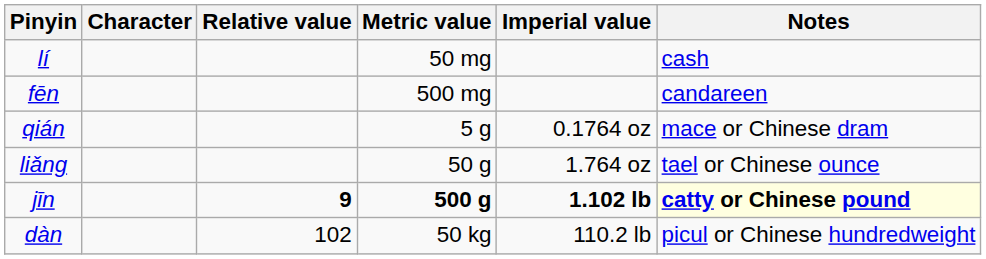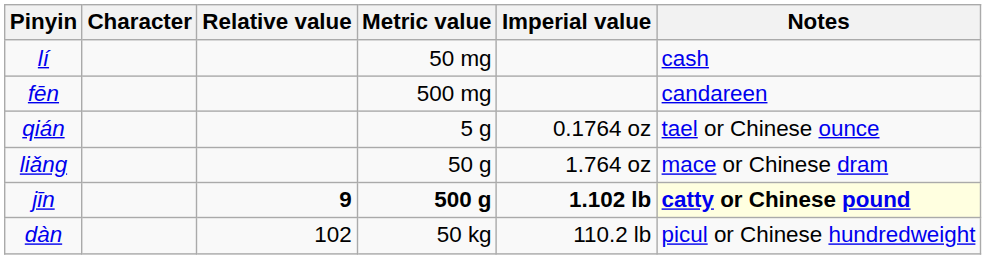(775, 128) mace or Chinese dram -> (771, 128) tael or Chinese ounce
(771, 164) tael or Chinese ounce -> (775, 164) mace or Chinese dram
